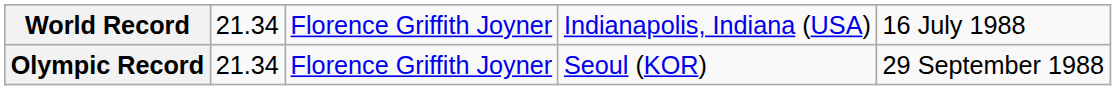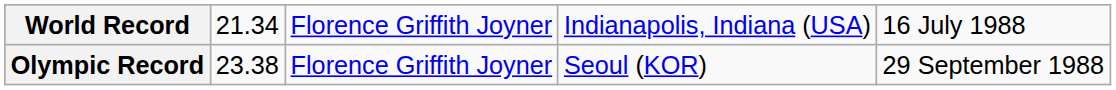(247, 65) 21.34 -> (247, 65) 23.38
